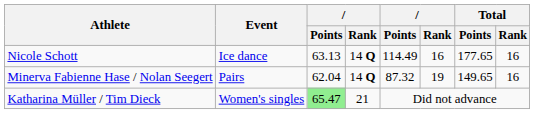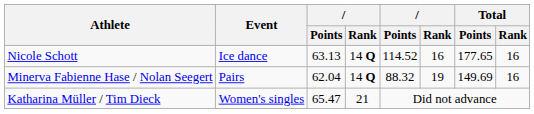(400, 56) 114.49 -> (400, 56) 114.52
(400, 77) 87.32 -> (400, 77) 88.32
(475, 77) 149.65 -> (475, 77) 149.69
(326, 98) lightgreen background -> (326, 98) no background
